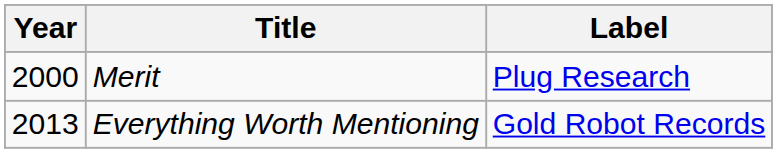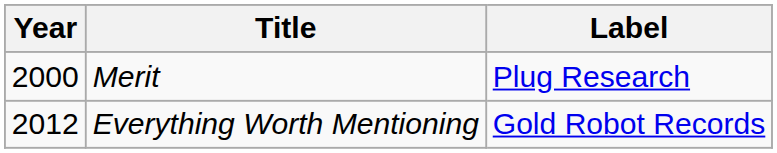(45, 123) 2013 -> (45, 123) 2012
